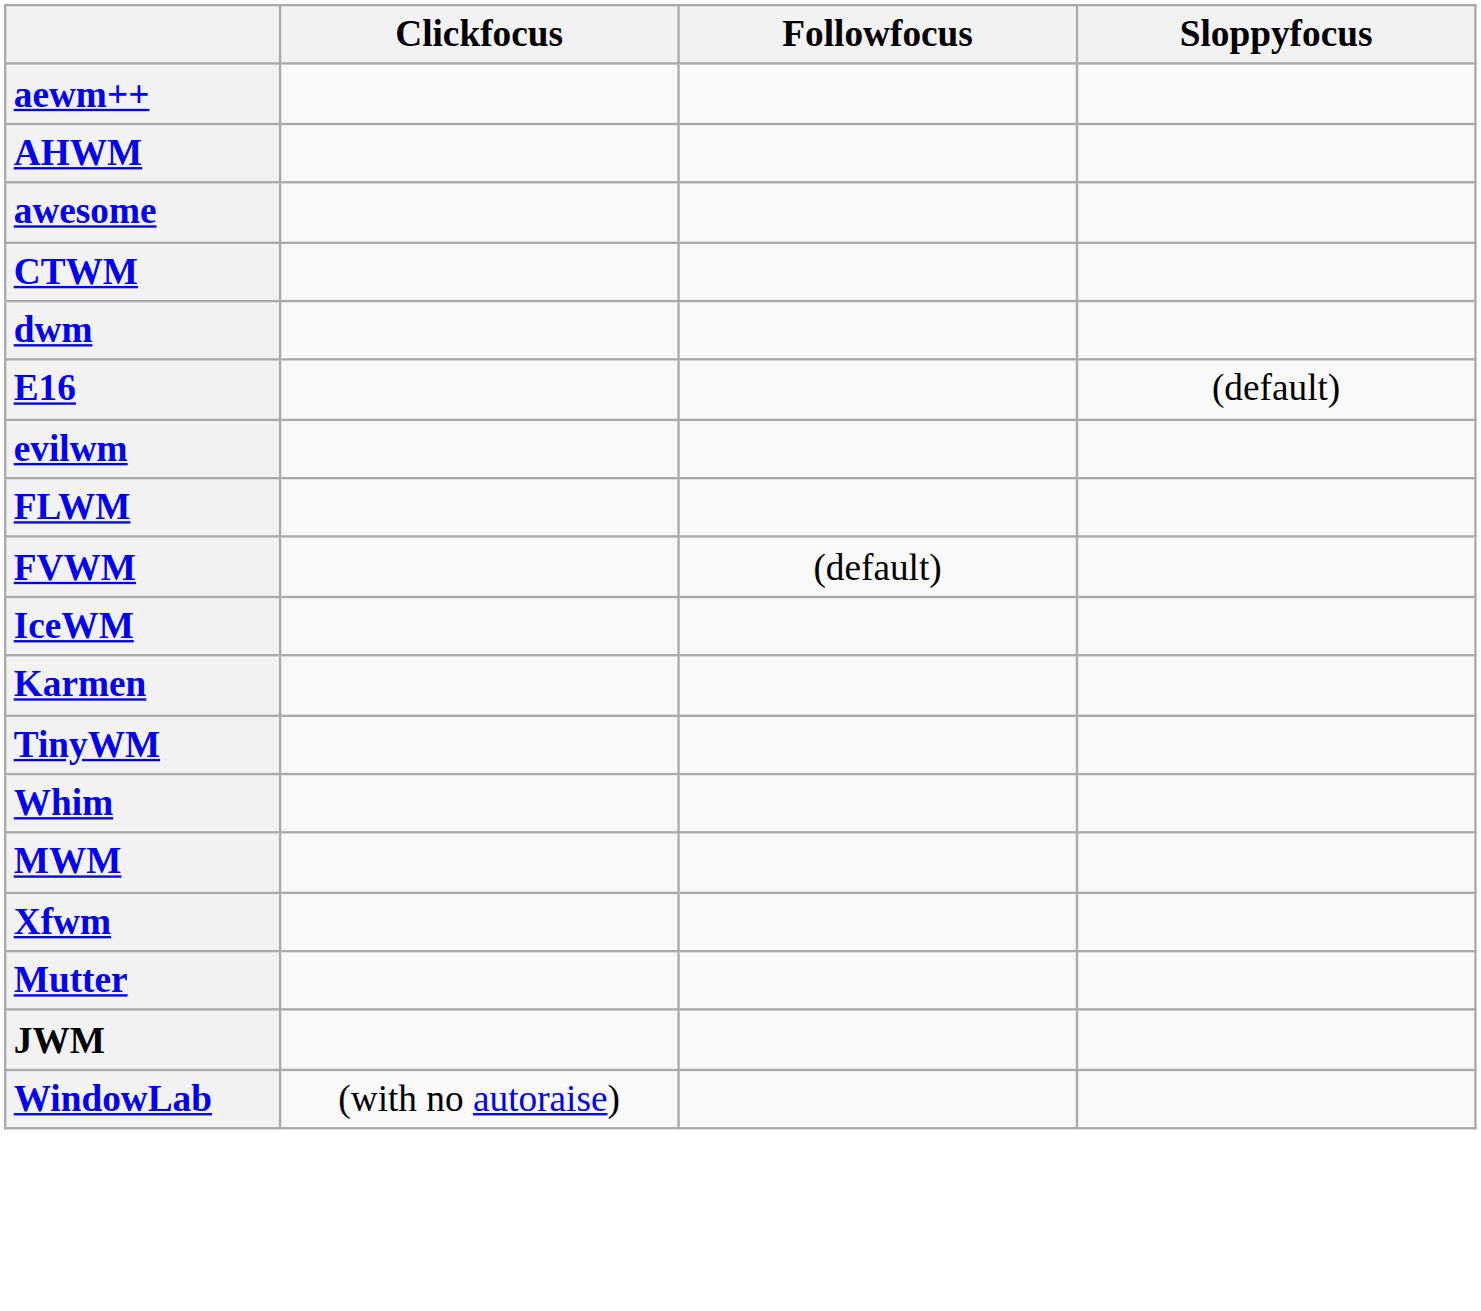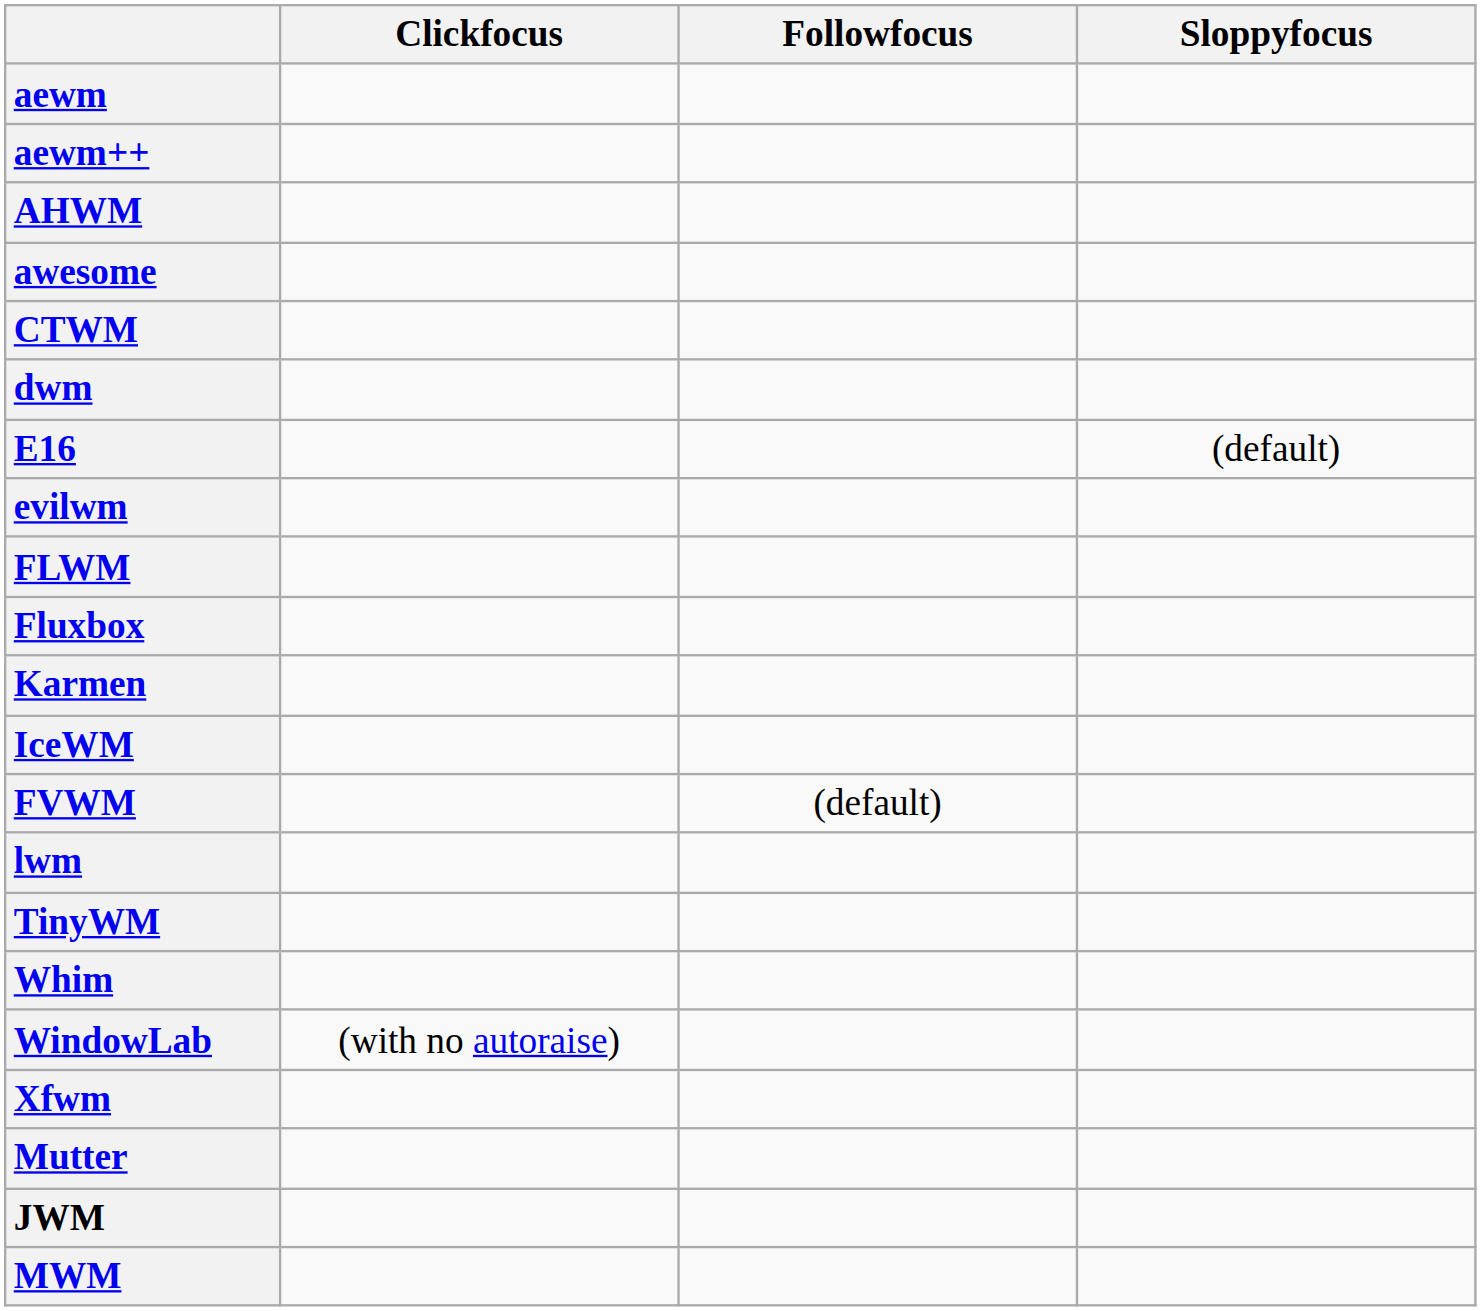+ row: (60, 93)
+ row: (79, 625)
rows swapped: (75, 566) <-> (80, 684)
+ row: (48, 861)
rows swapped: (113, 1098) <-> (68, 861)
